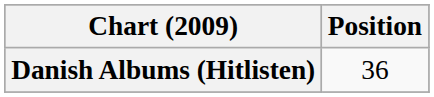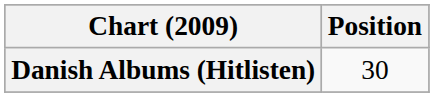(375, 69) 36 -> (375, 69) 30
